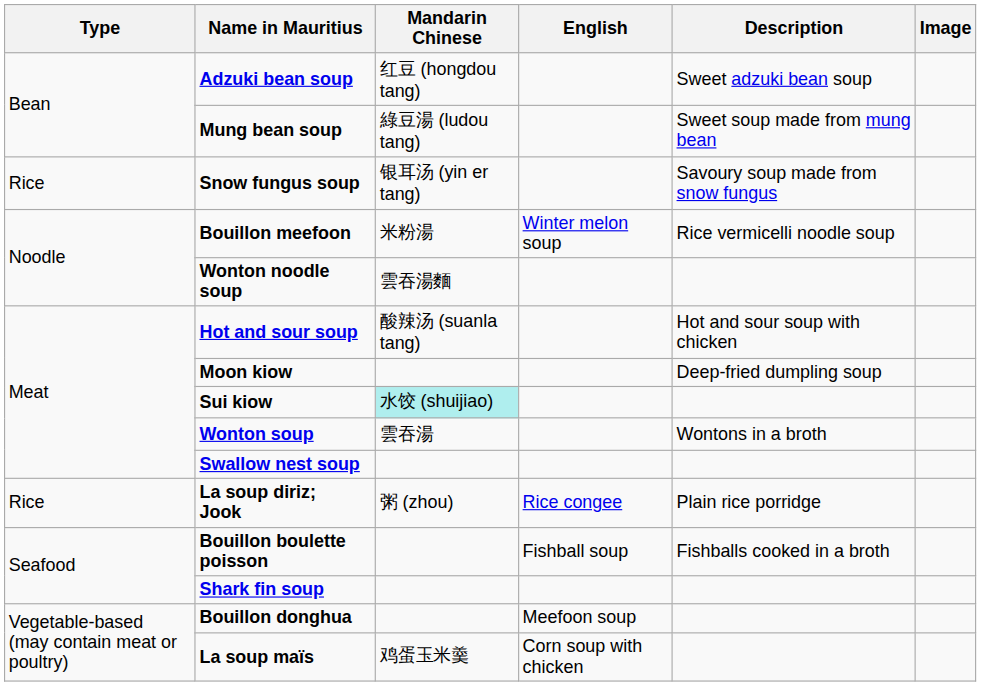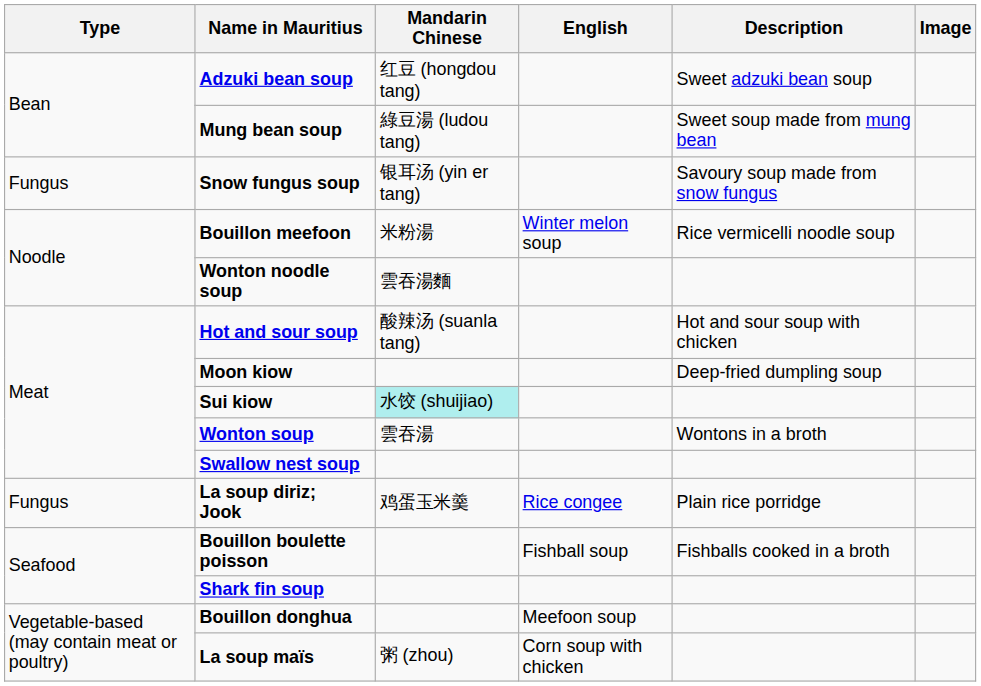(27, 182) Rice -> (39, 182) Fungus
(27, 502) Rice -> (39, 502) Fungus
(417, 502) 粥 (zhou) -> (424, 502) 鸡蛋玉米羹
(424, 656) 鸡蛋玉米羹 -> (417, 656) 粥 (zhou)
